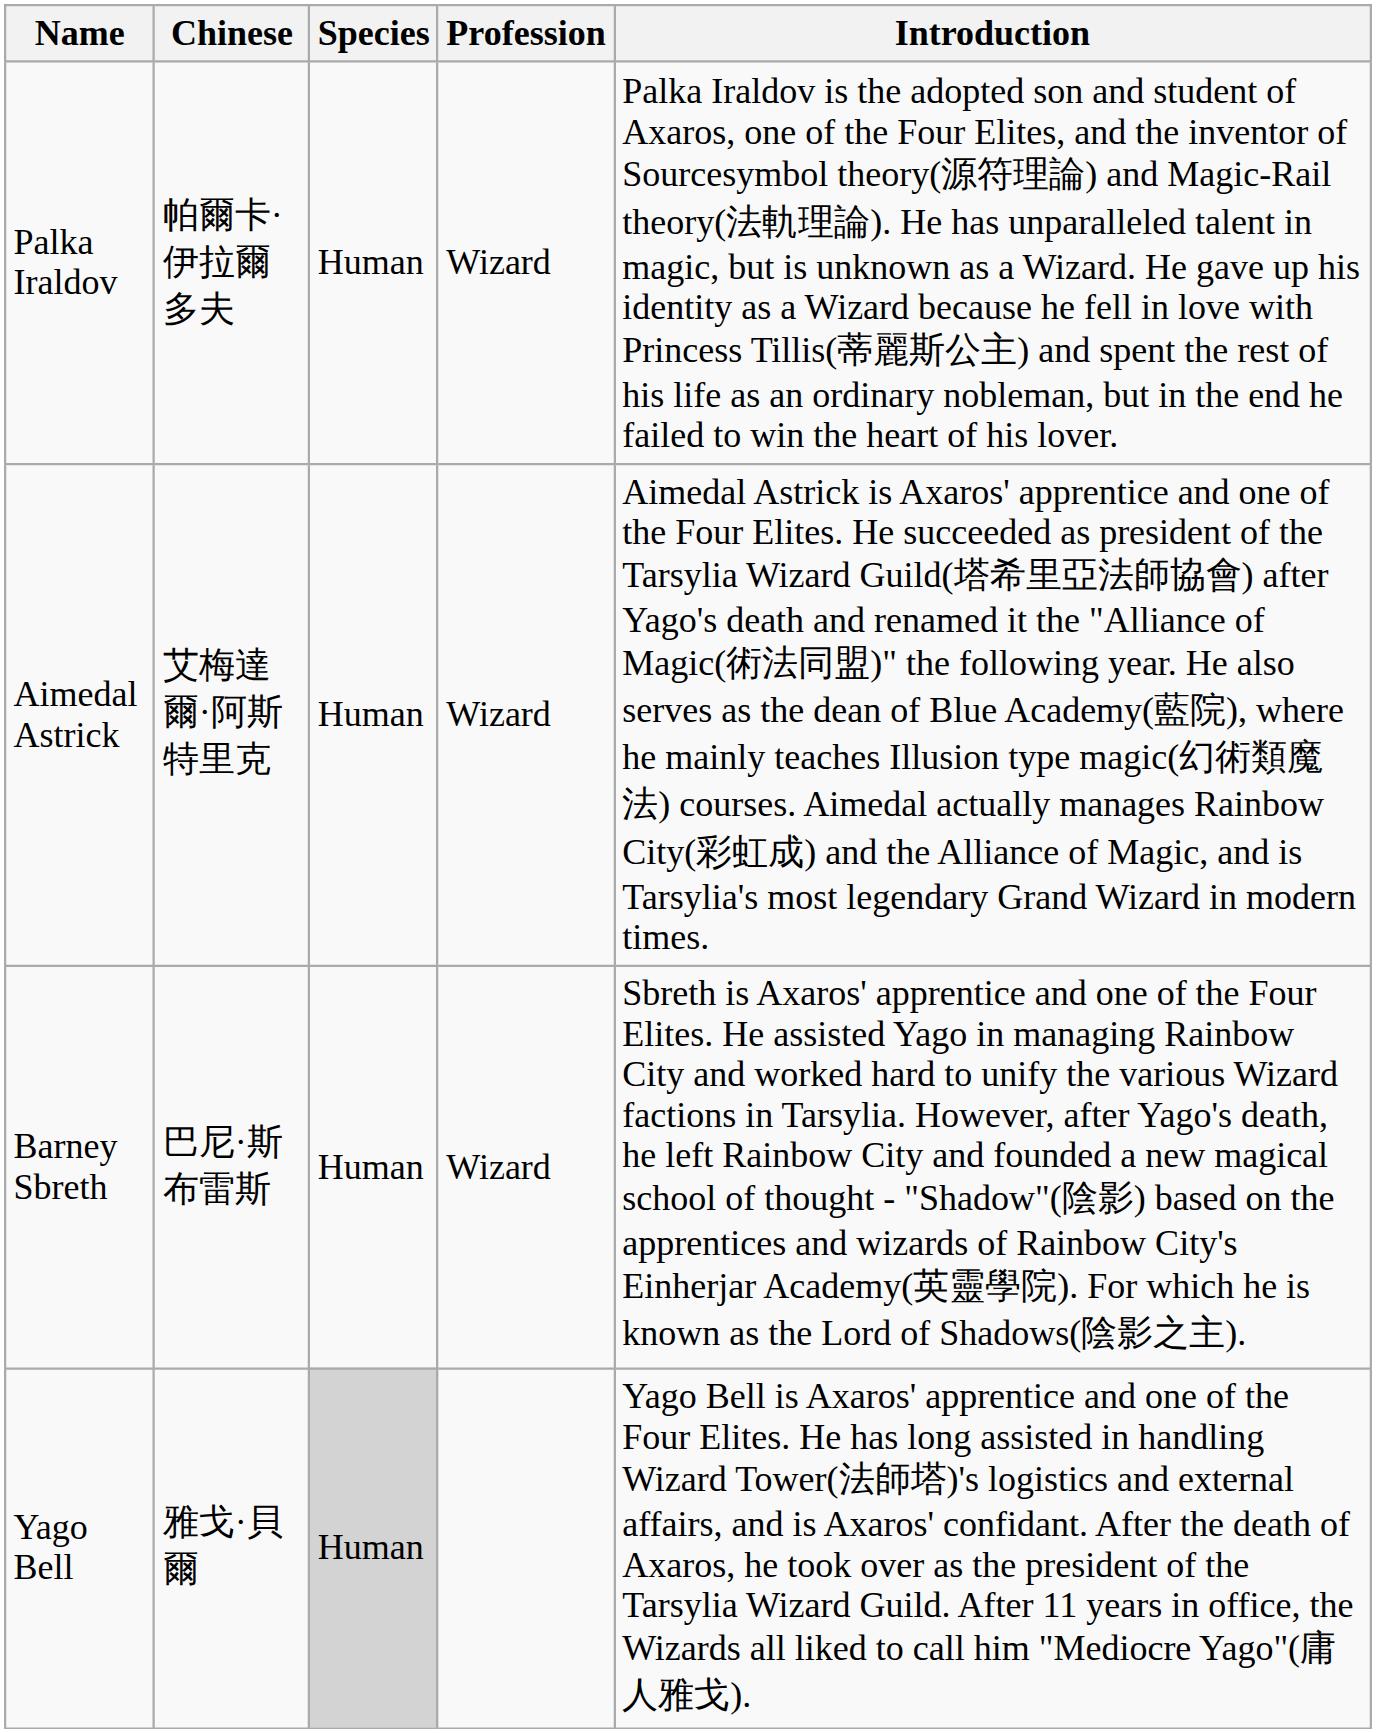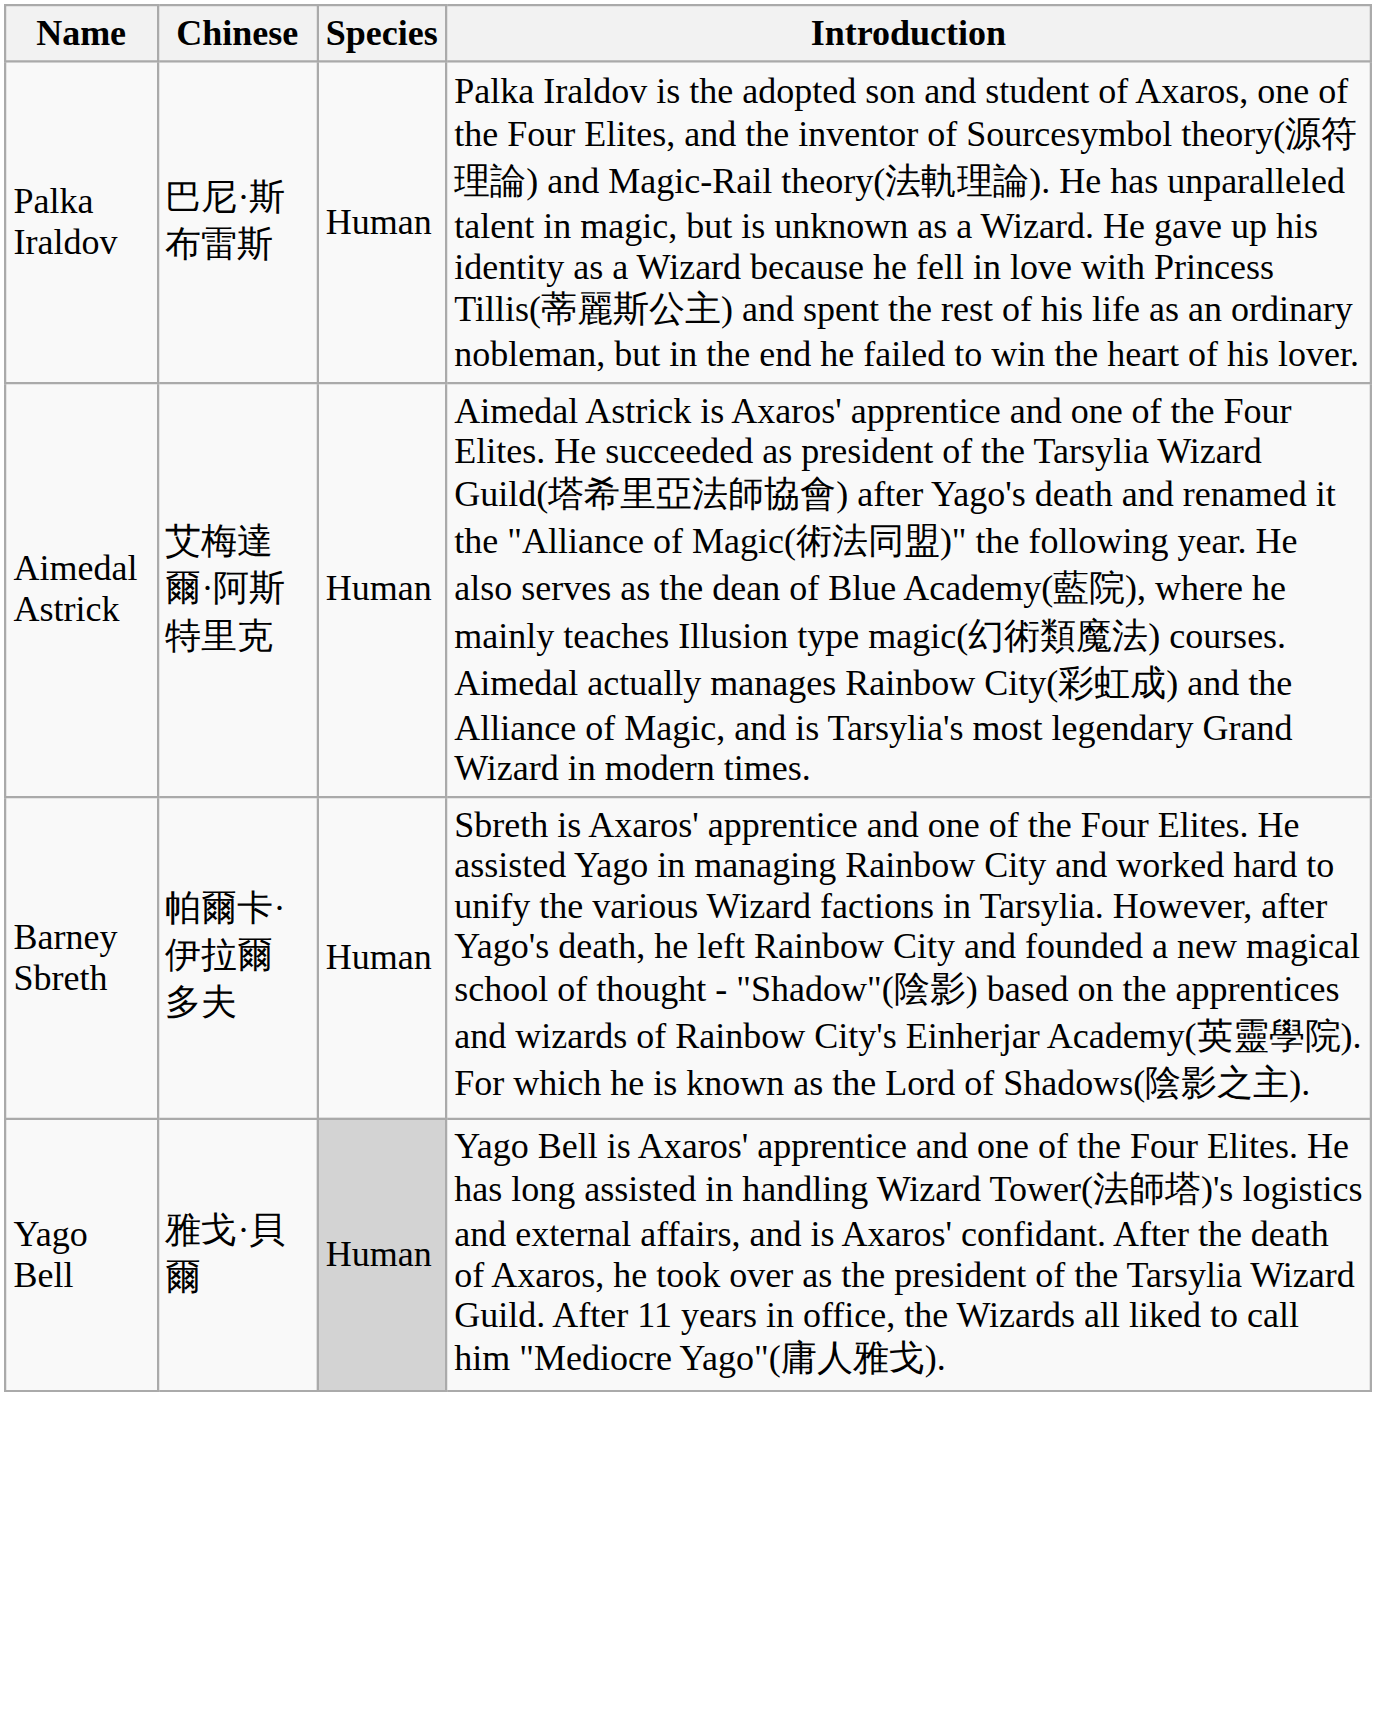- column: (526, 33)
(223, 261) 帕爾卡·伊拉爾多夫 -> (225, 220) 巴尼·斯布雷斯
(223, 1165) 巴尼·斯布雷斯 -> (225, 955) 帕爾卡·伊拉爾多夫
